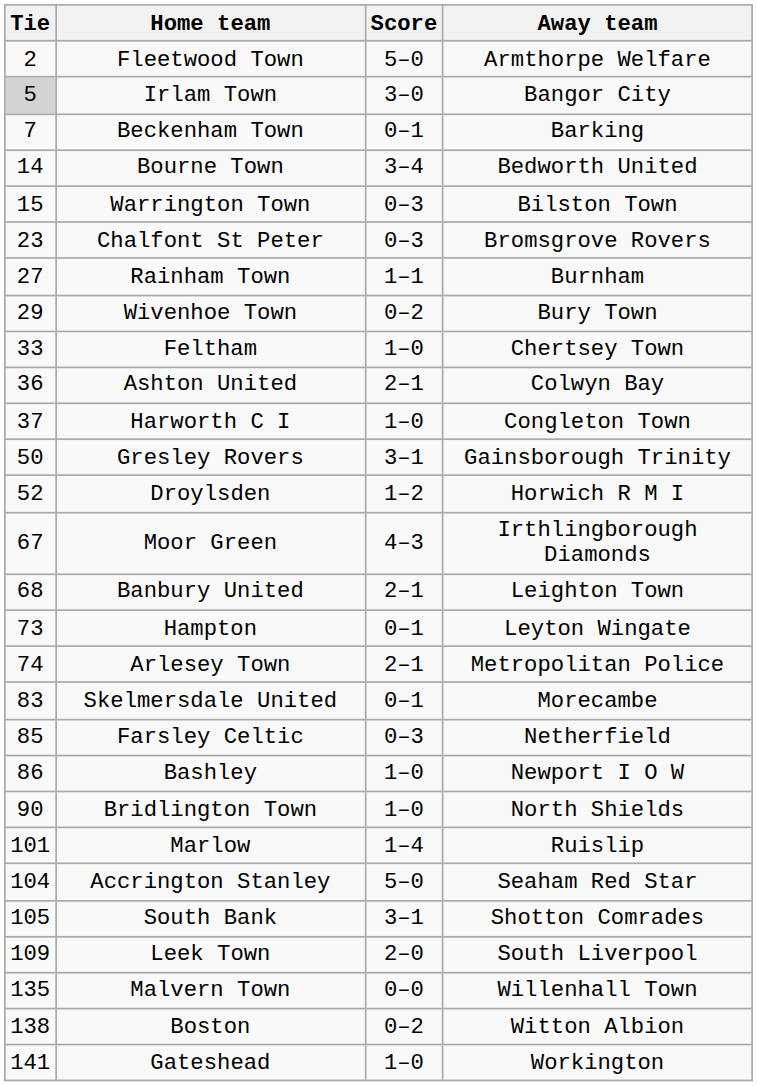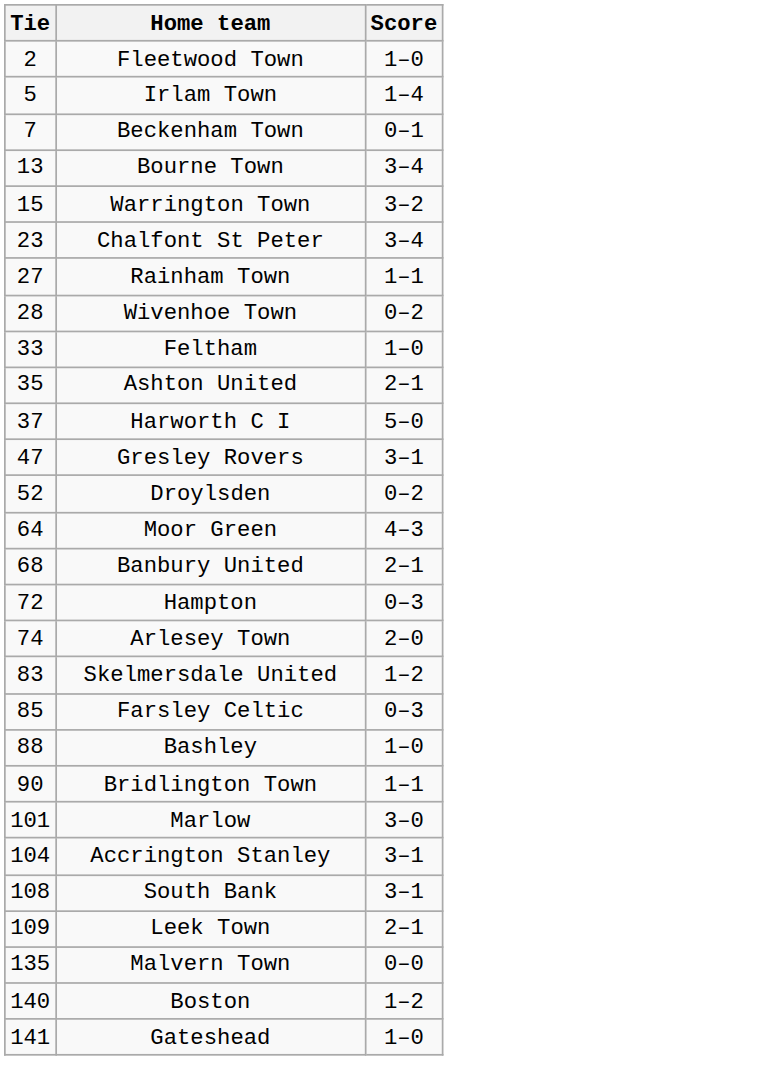- column: (598, 23)
(404, 59) 5–0 -> (404, 59) 1–0
(30, 95) lightgrey background -> (30, 95) no background
(404, 95) 3–0 -> (404, 95) 1–4
(30, 168) 14 -> (30, 168) 13
(404, 204) 0–3 -> (404, 204) 3–2
(404, 240) 0–3 -> (404, 240) 3–4
(30, 313) 29 -> (30, 313) 28
(30, 385) 36 -> (30, 385) 35
(404, 422) 1–0 -> (404, 422) 5–0
(30, 458) 50 -> (30, 458) 47
(404, 494) 1–2 -> (404, 494) 0–2
(30, 543) 67 -> (30, 530) 64
(30, 628) 73 -> (30, 603) 72
(404, 628) 0–1 -> (404, 603) 0–3
(404, 665) 2–1 -> (404, 639) 2–0
(404, 701) 0–1 -> (404, 675) 1–2
(30, 773) 86 -> (30, 748) 88
(404, 809) 1–0 -> (404, 784) 1–1
(404, 846) 1–4 -> (404, 820) 3–0
(404, 882) 5–0 -> (404, 856) 3–1
(30, 918) 105 -> (30, 893) 108
(404, 954) 2–0 -> (404, 929) 2–1
(30, 1027) 138 -> (30, 1001) 140
(404, 1027) 0–2 -> (404, 1001) 1–2
